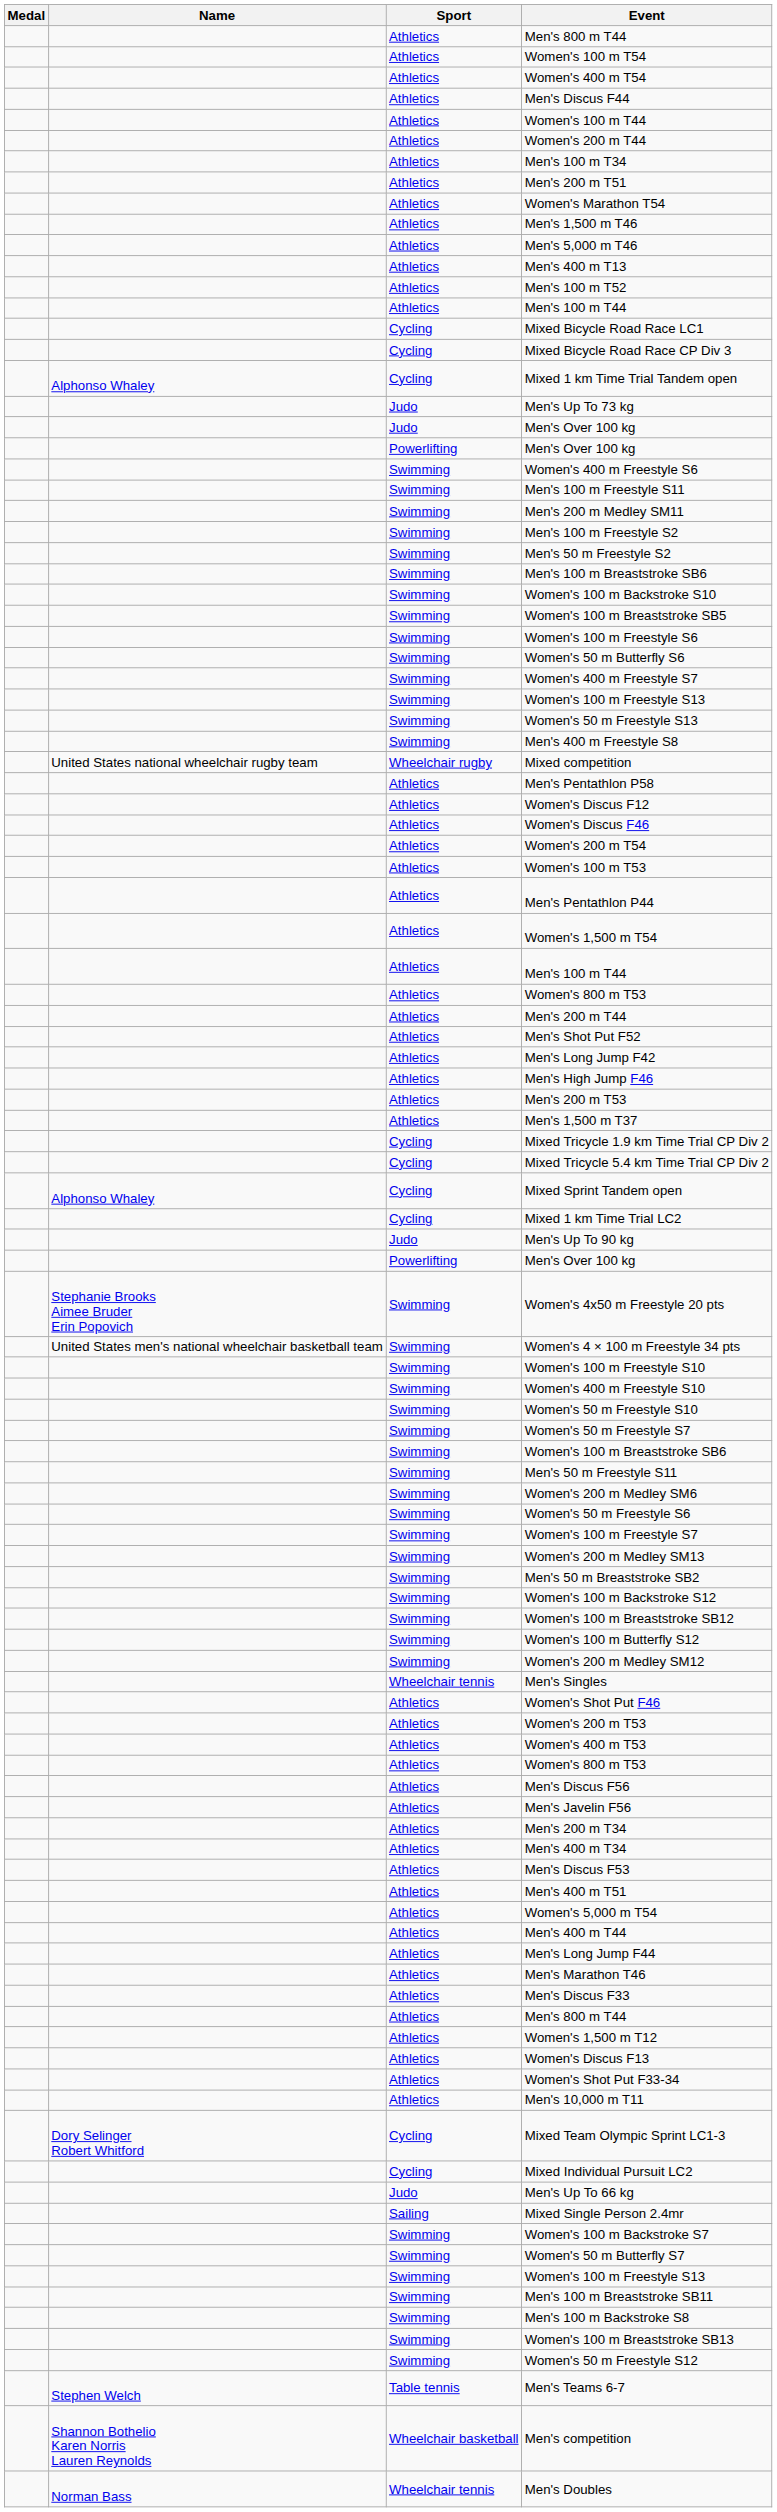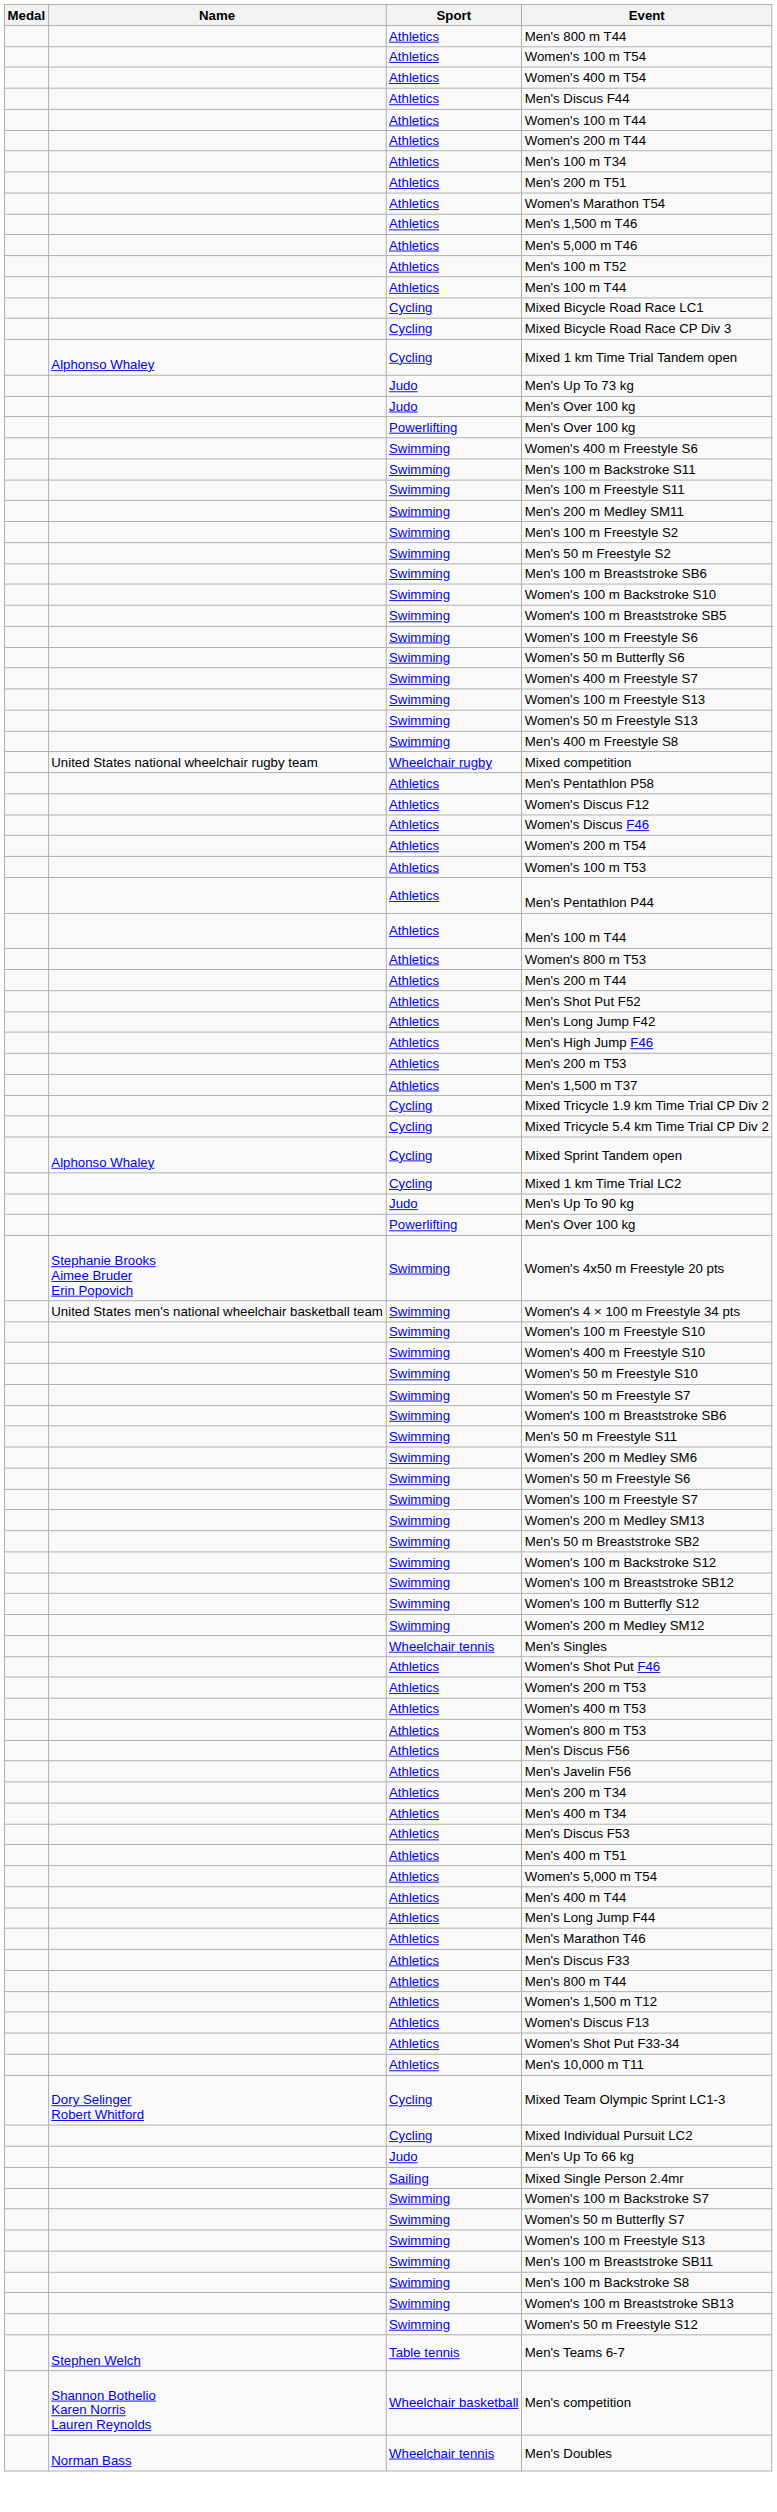- row: (414, 266)
+ row: (420, 470)
- row: (414, 931)
